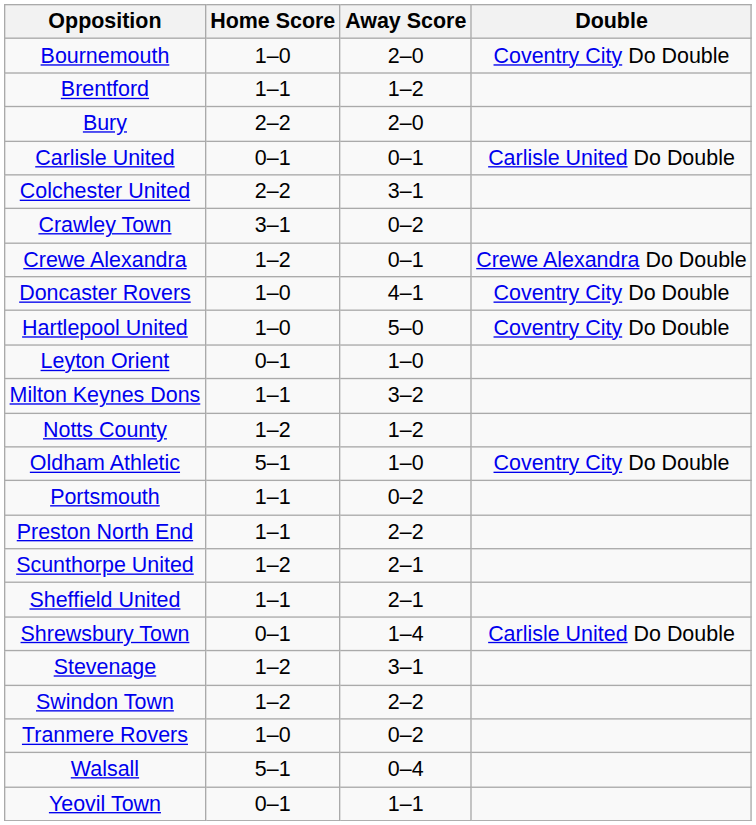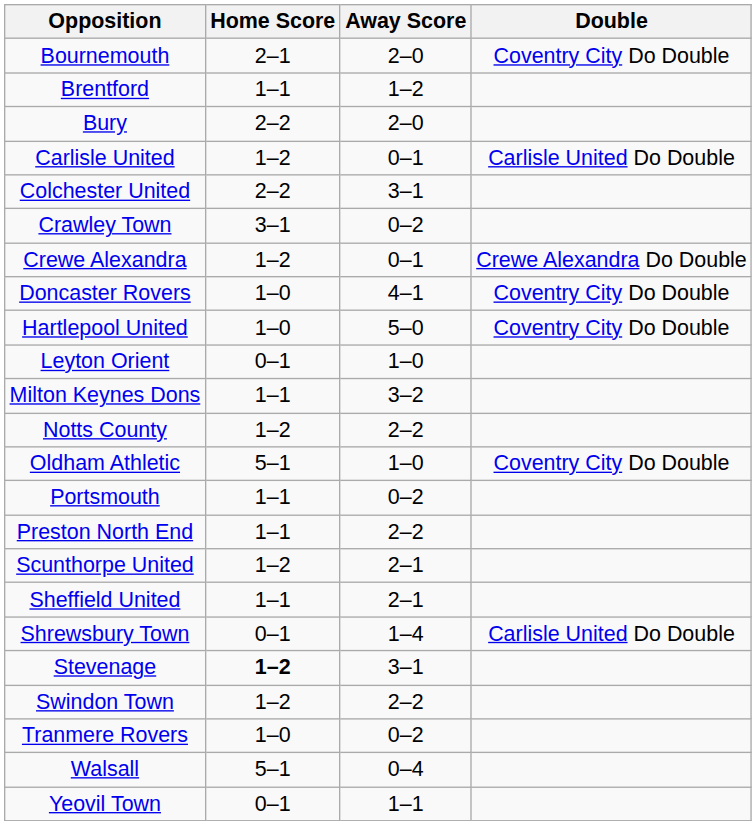(273, 55) 1–0 -> (273, 55) 2–1
(273, 157) 0–1 -> (273, 157) 1–2
(406, 429) 1–2 -> (406, 429) 2–2
(273, 667) normal -> (273, 667) bold
